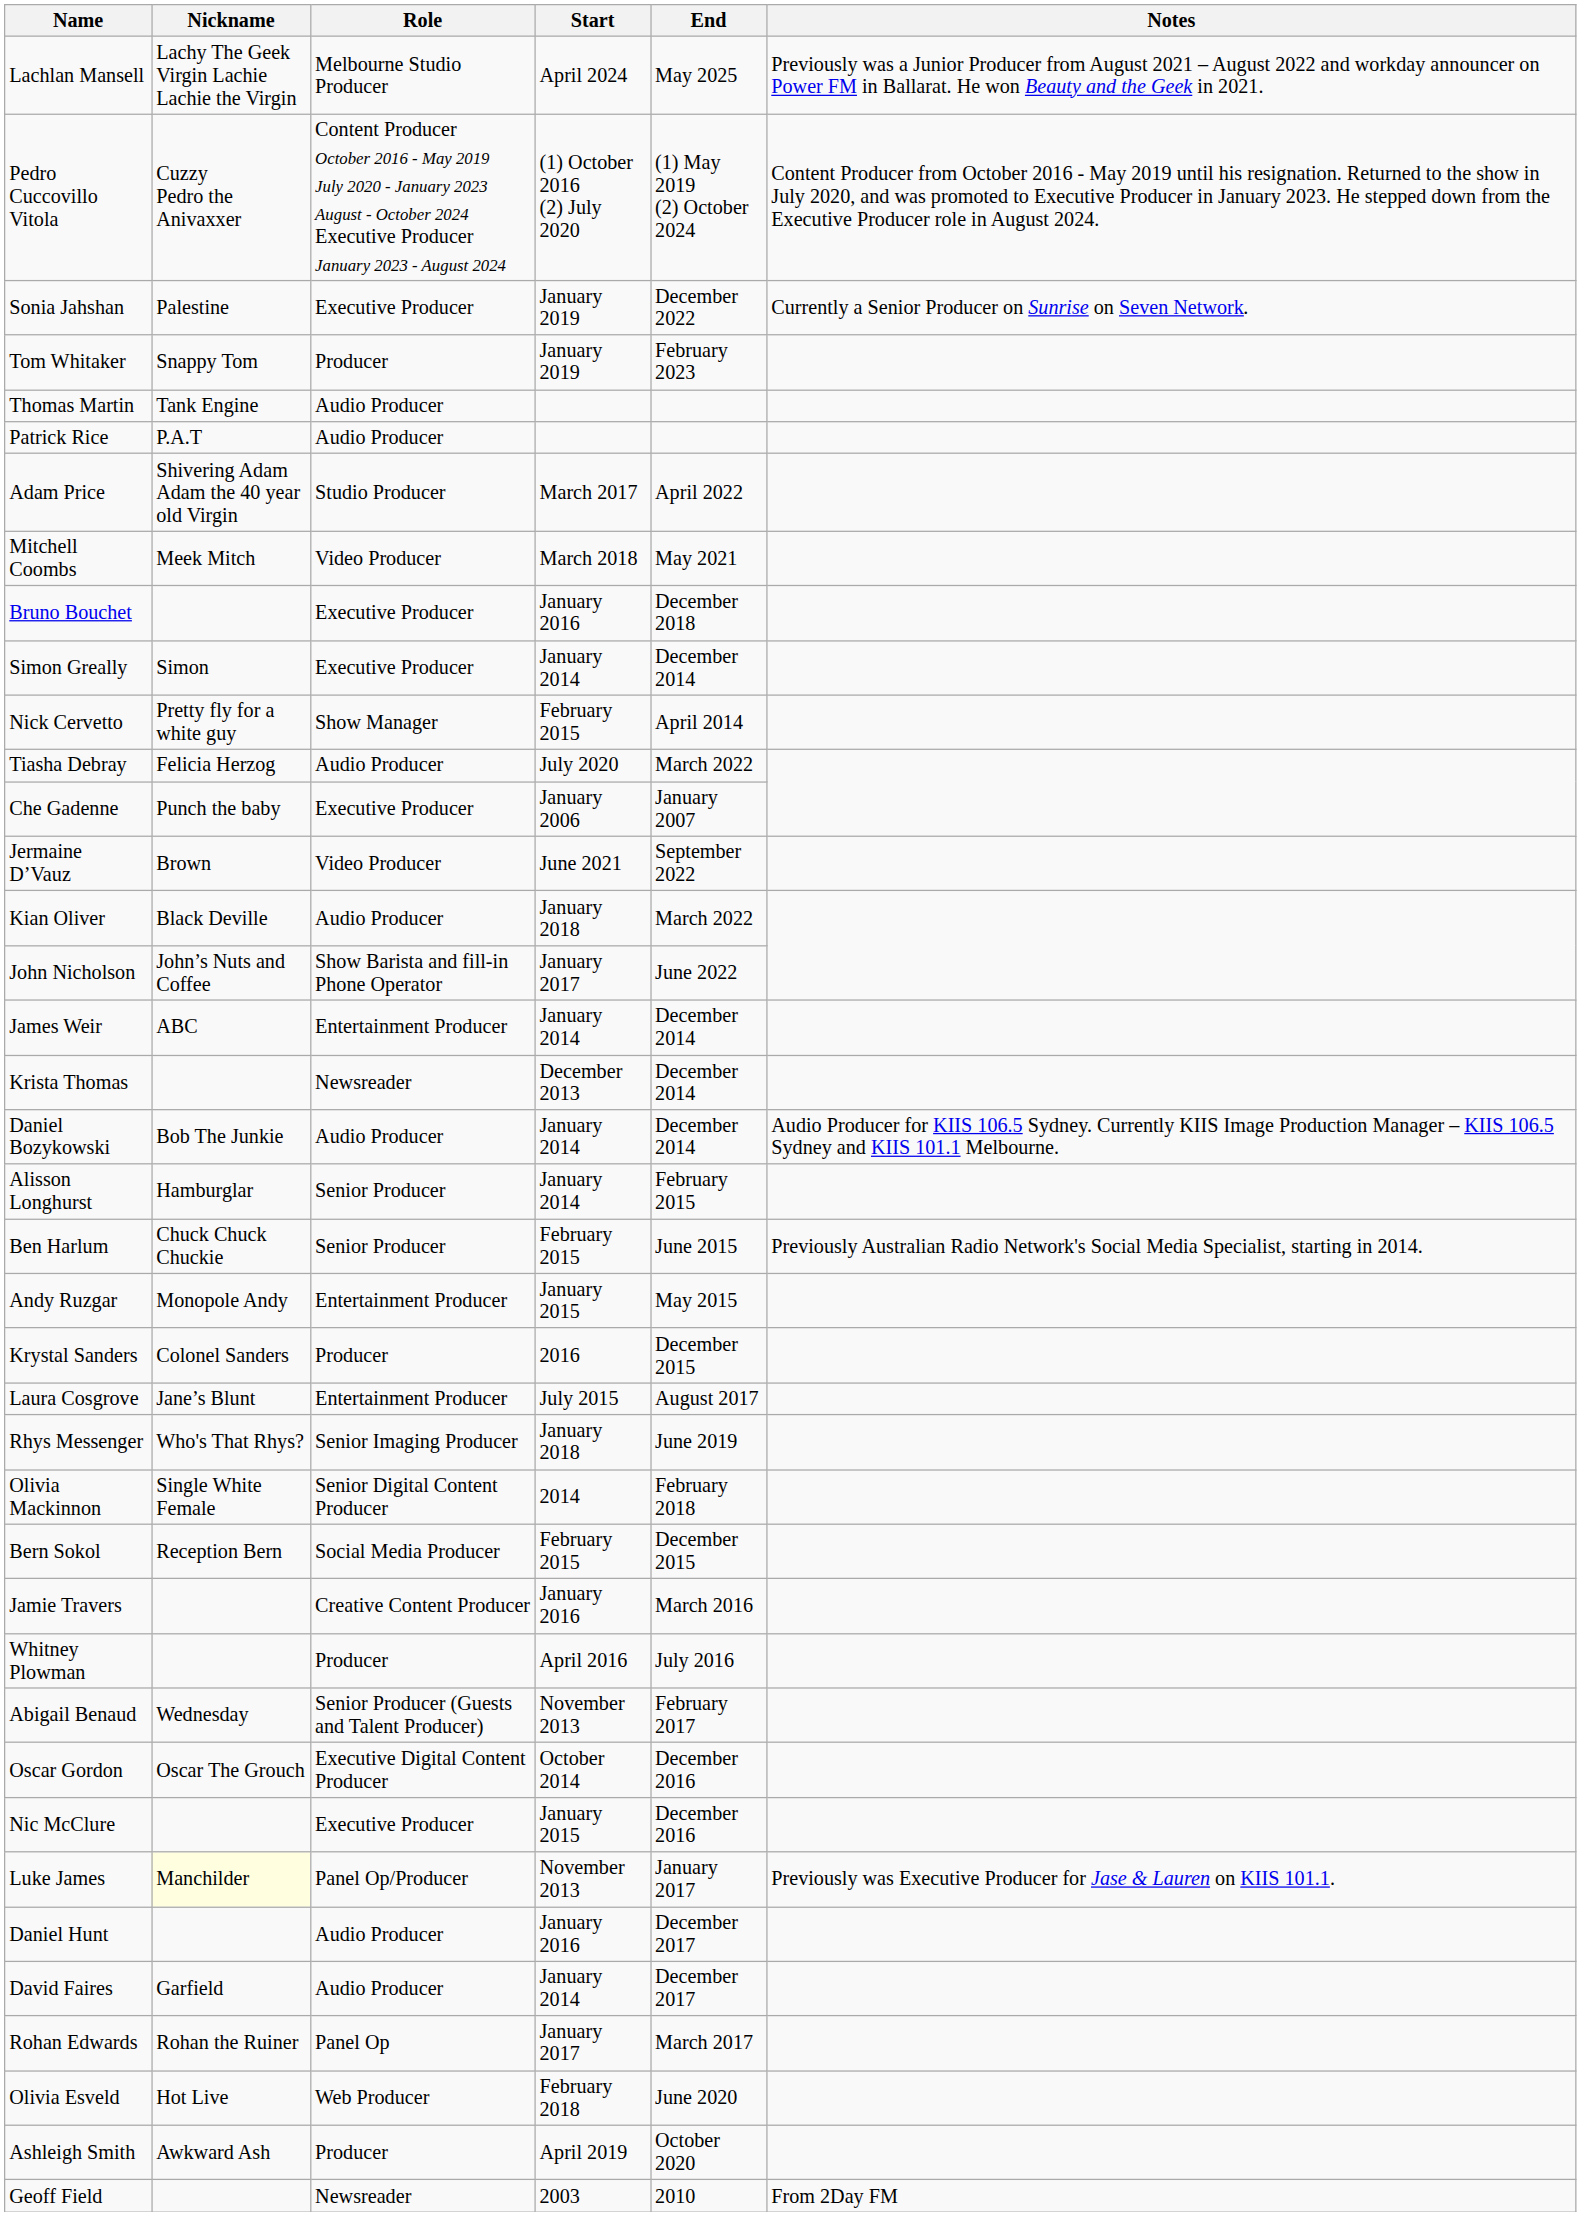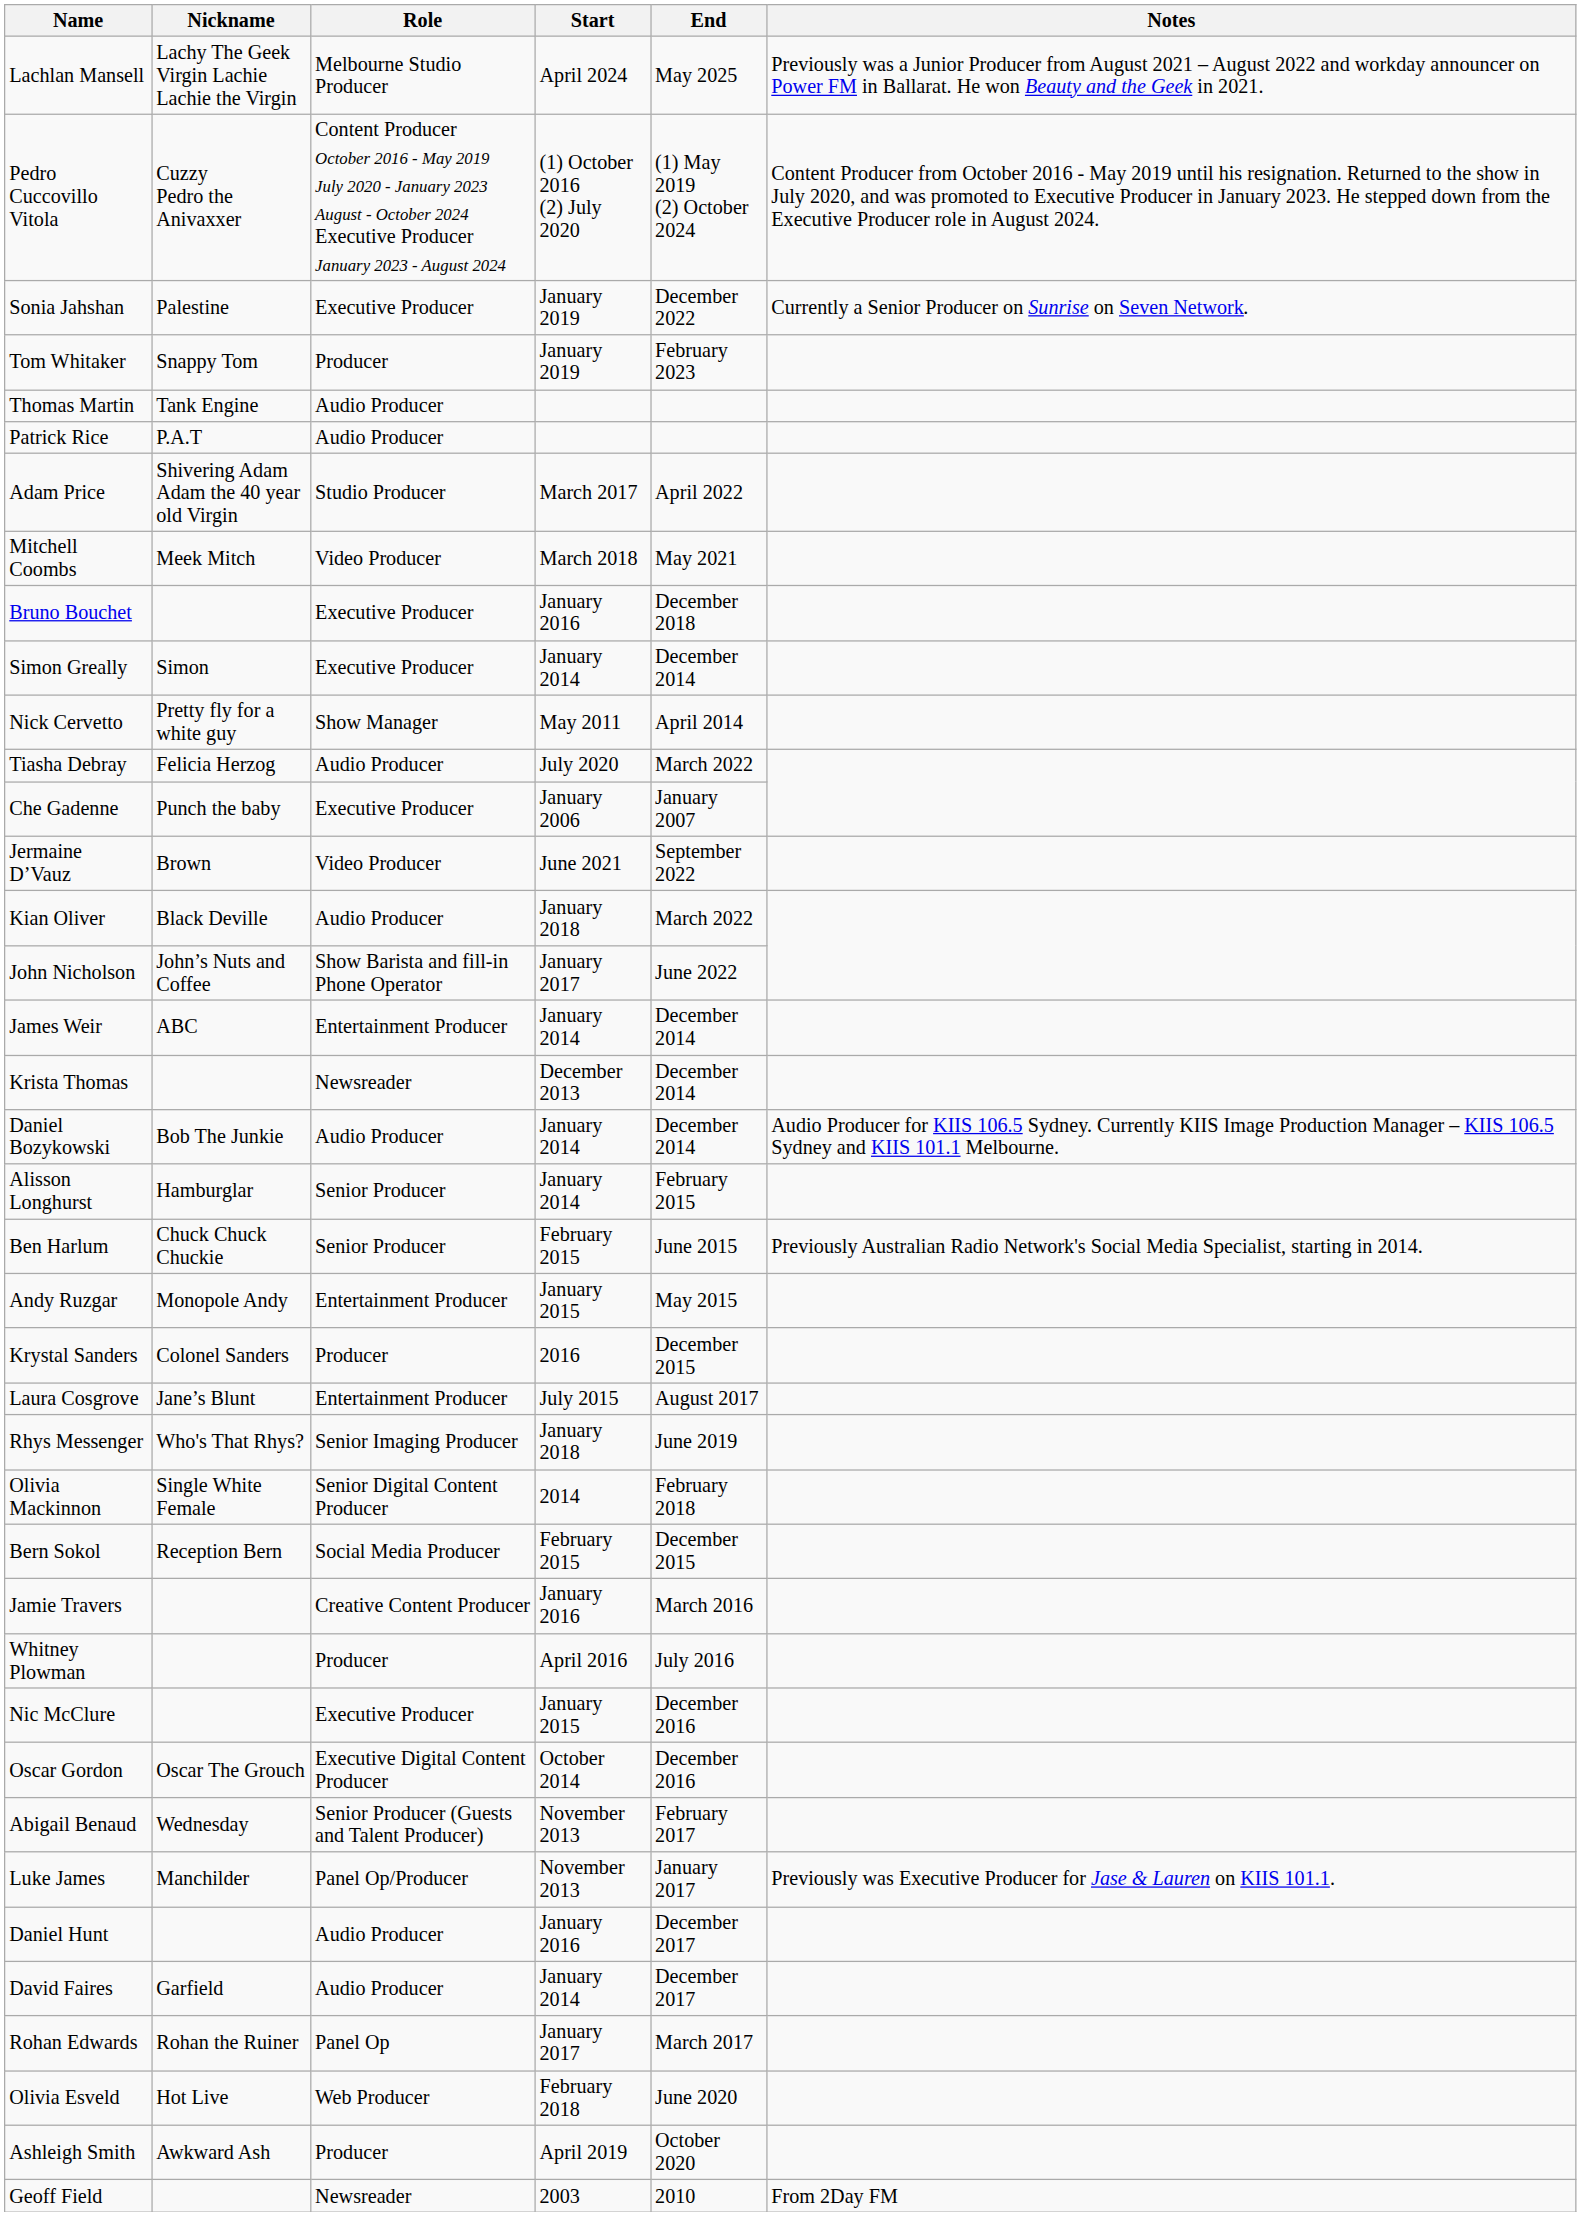(576, 722) February 2015 -> (580, 722) May 2011
rows swapped: (62, 1824) <-> (73, 1715)
(203, 1879) lightyellow background -> (203, 1879) no background
